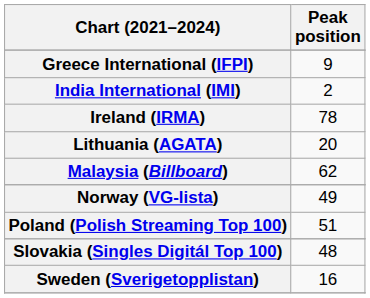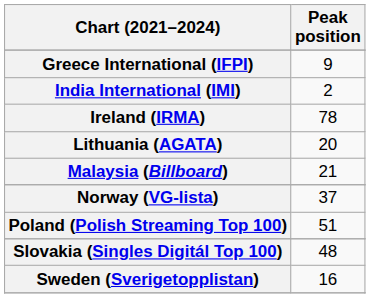(328, 171) 62 -> (328, 171) 21
(328, 198) 49 -> (328, 198) 37
